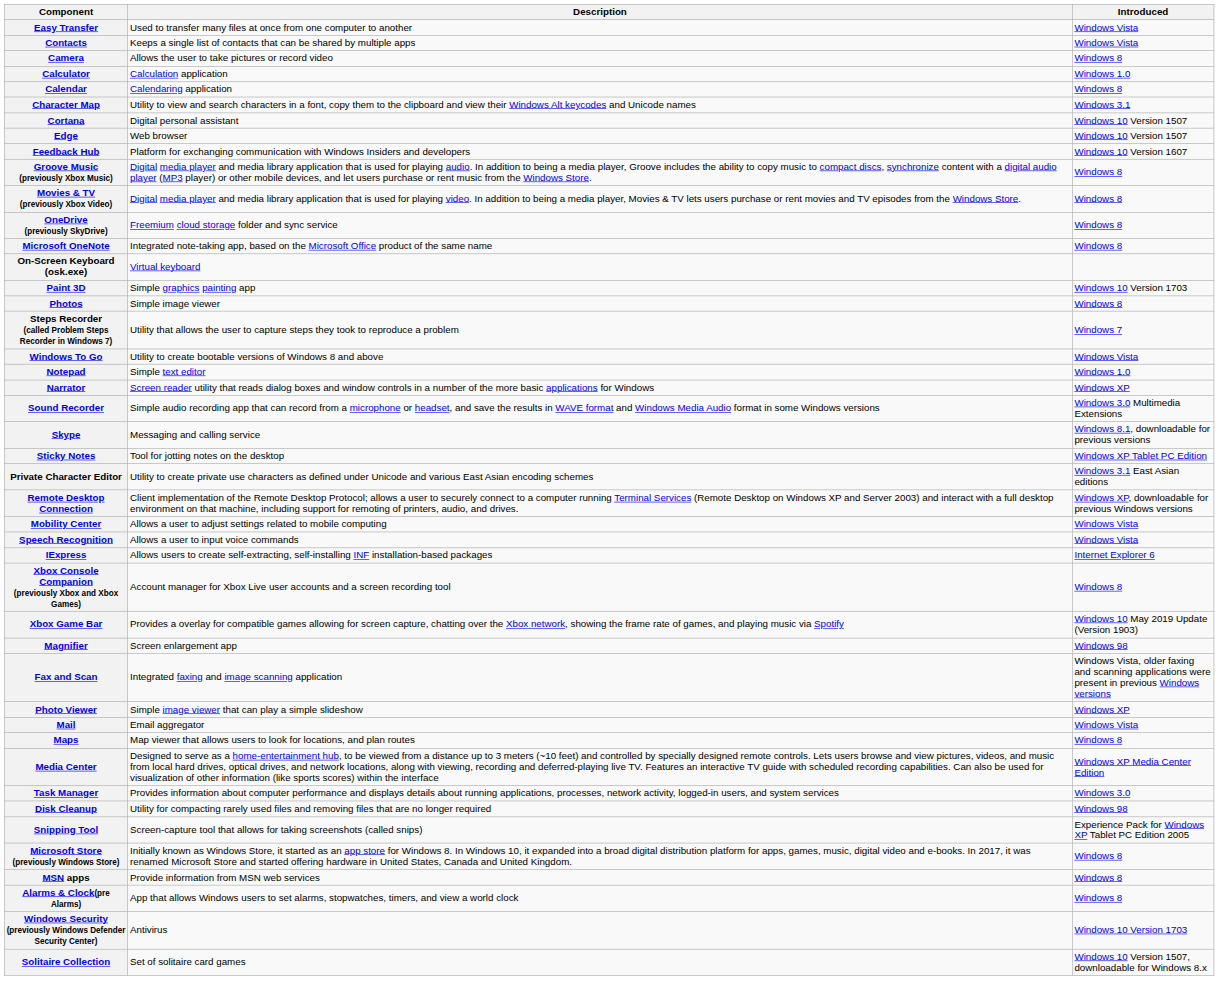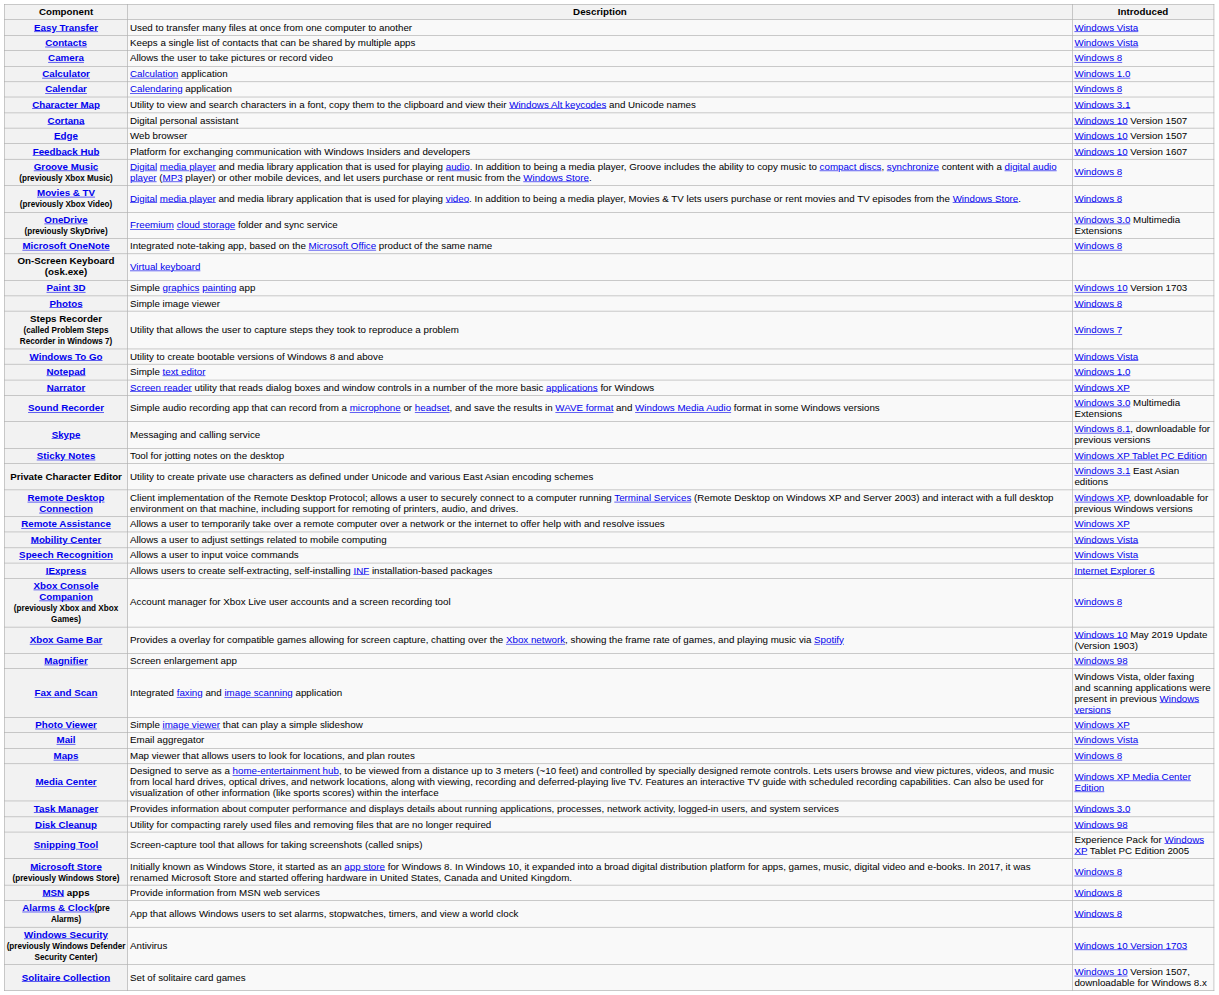(1098, 225) Windows 8 -> (1127, 225) Windows 3.0 Multimedia Extensions
+ row: (66, 524)
